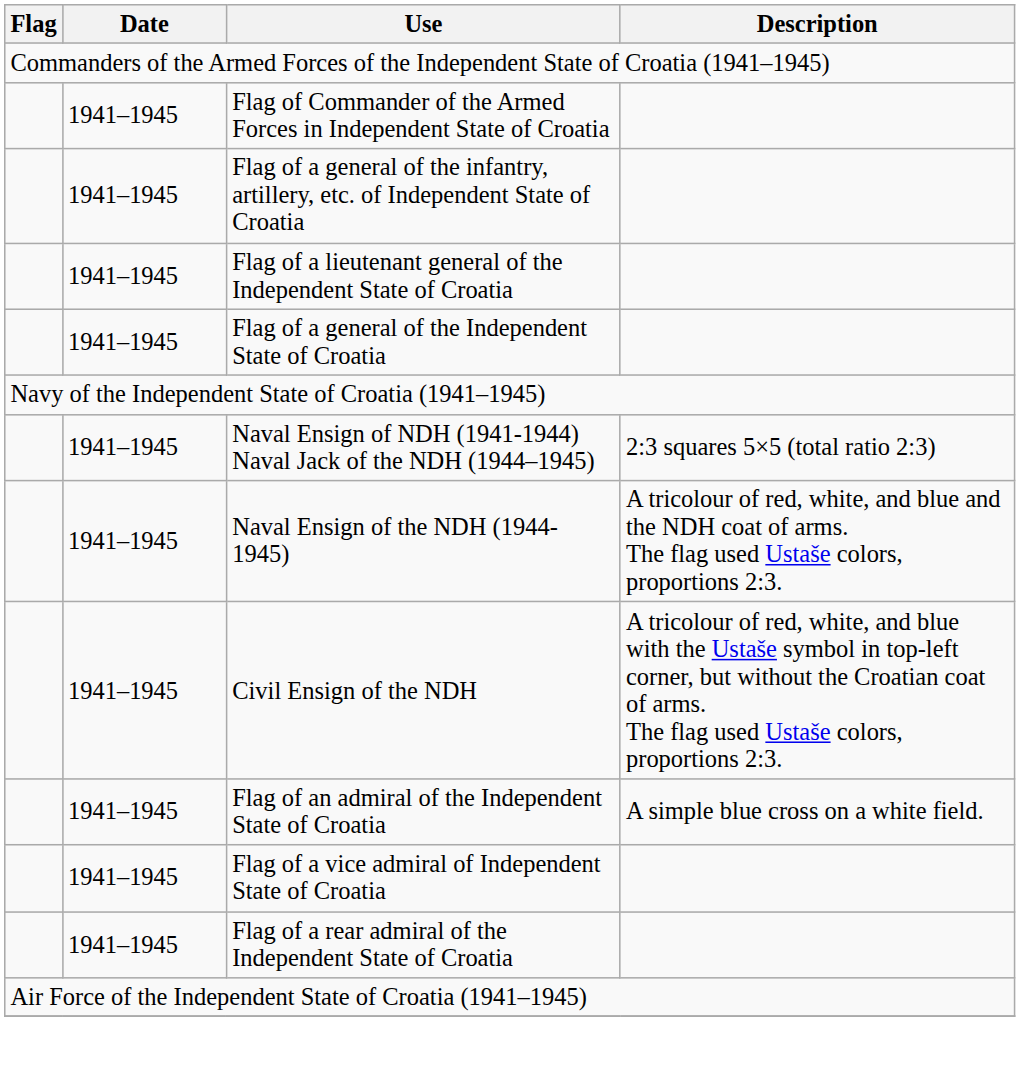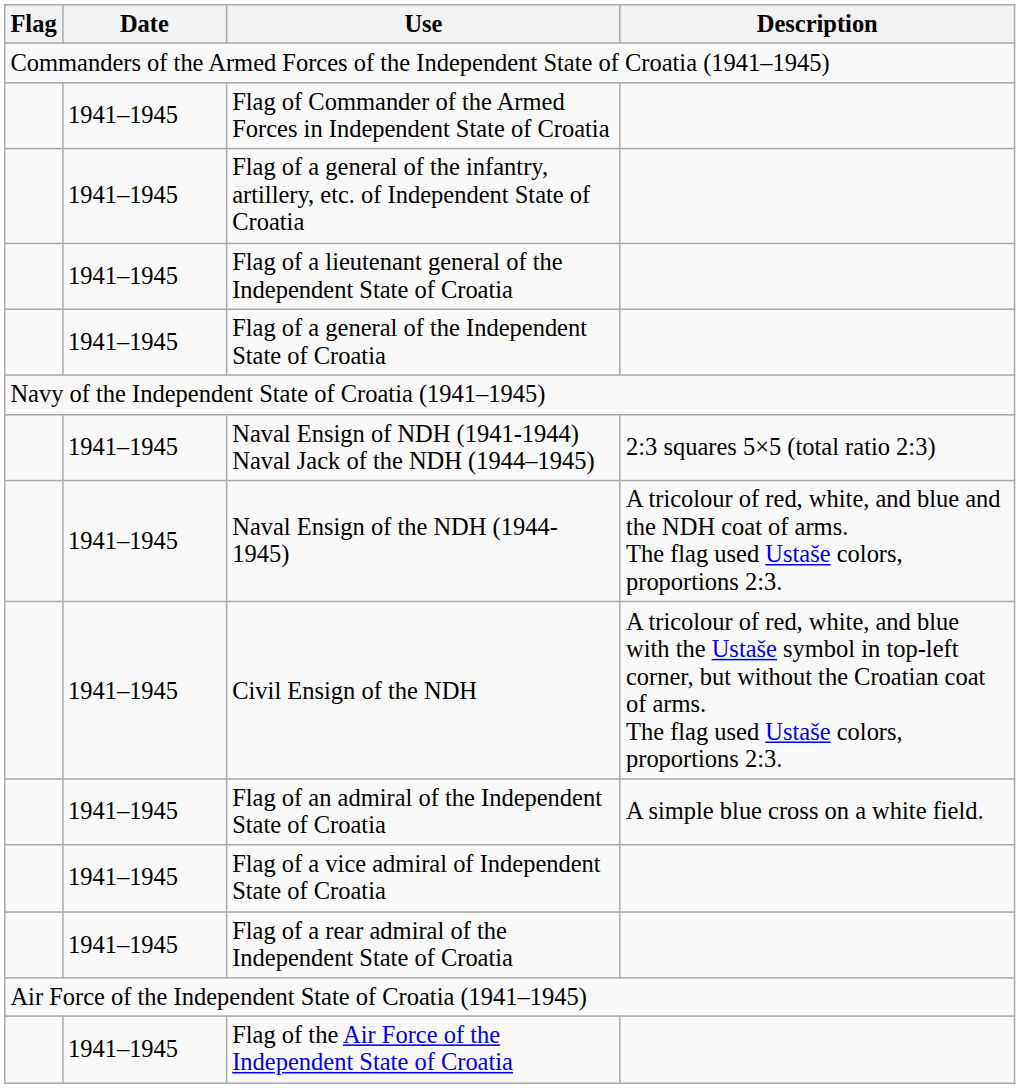+ row: (373, 1049)
